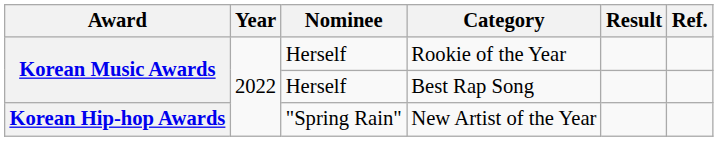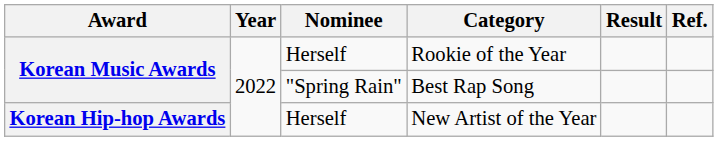(316, 86) Herself -> (344, 86) "Spring Rain"
(344, 119) "Spring Rain" -> (316, 119) Herself
